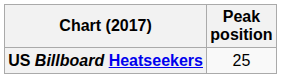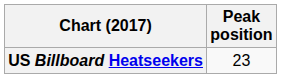(241, 60) 25 -> (241, 60) 23
